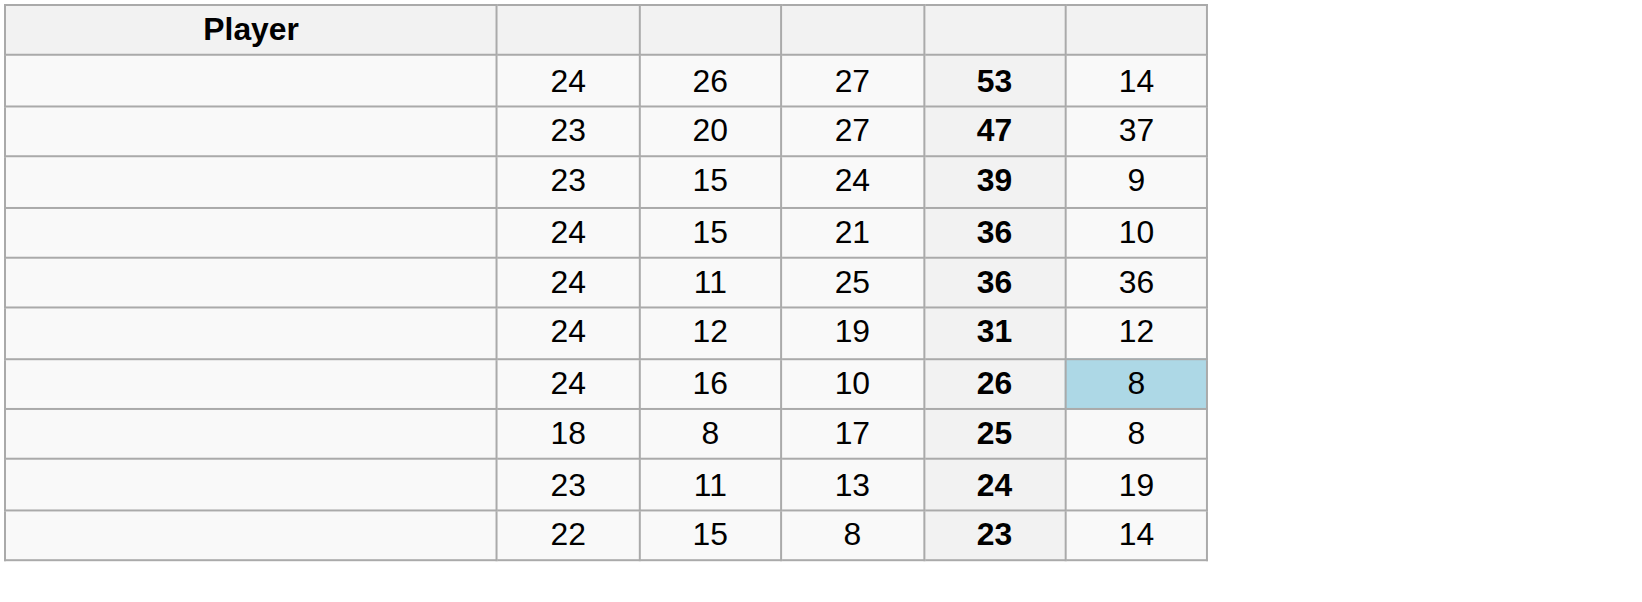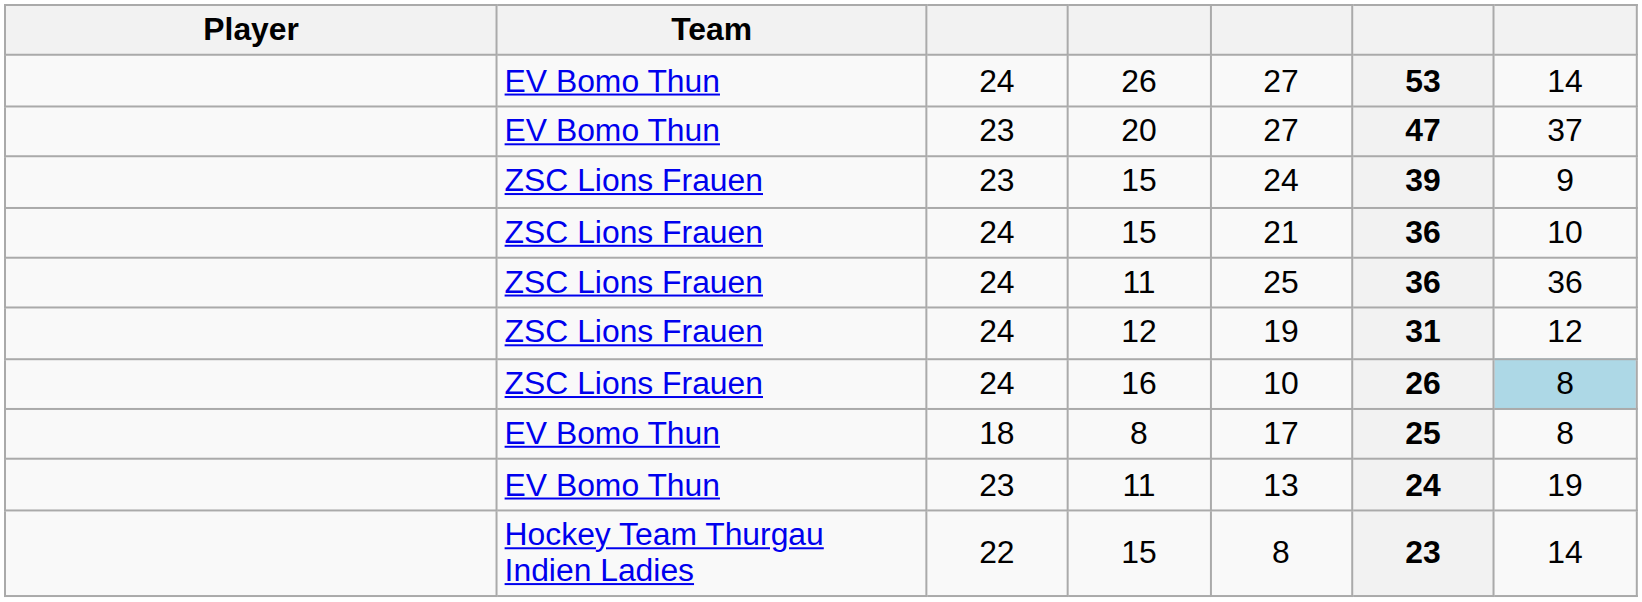+ column: (712, 29)
